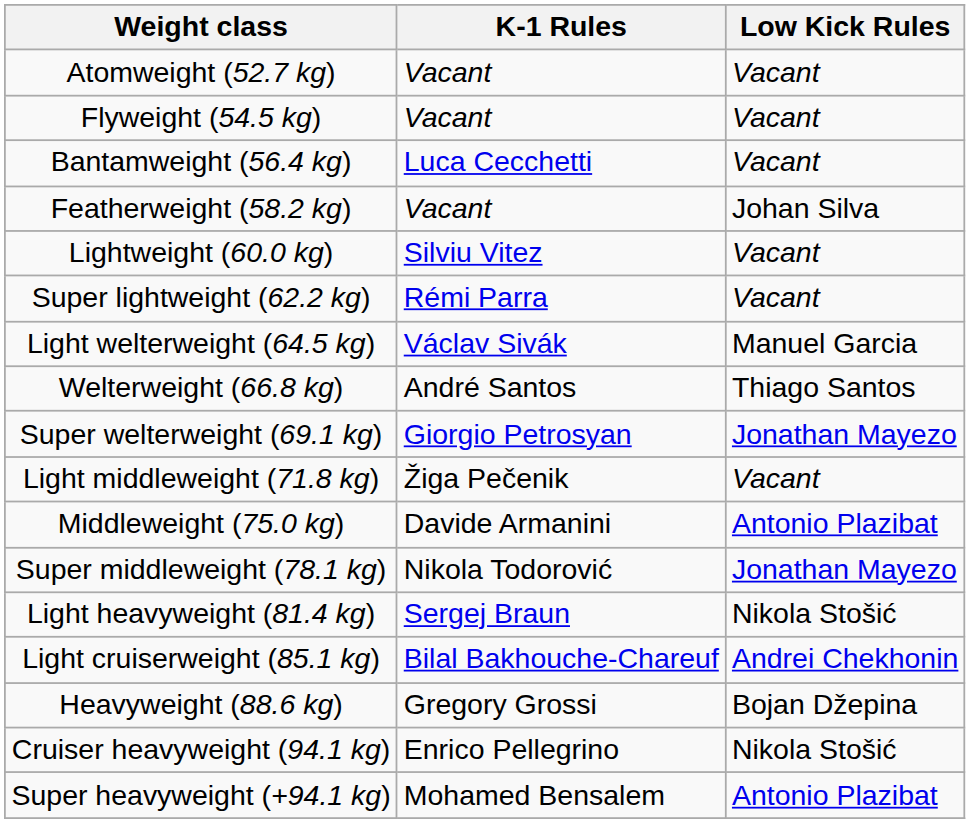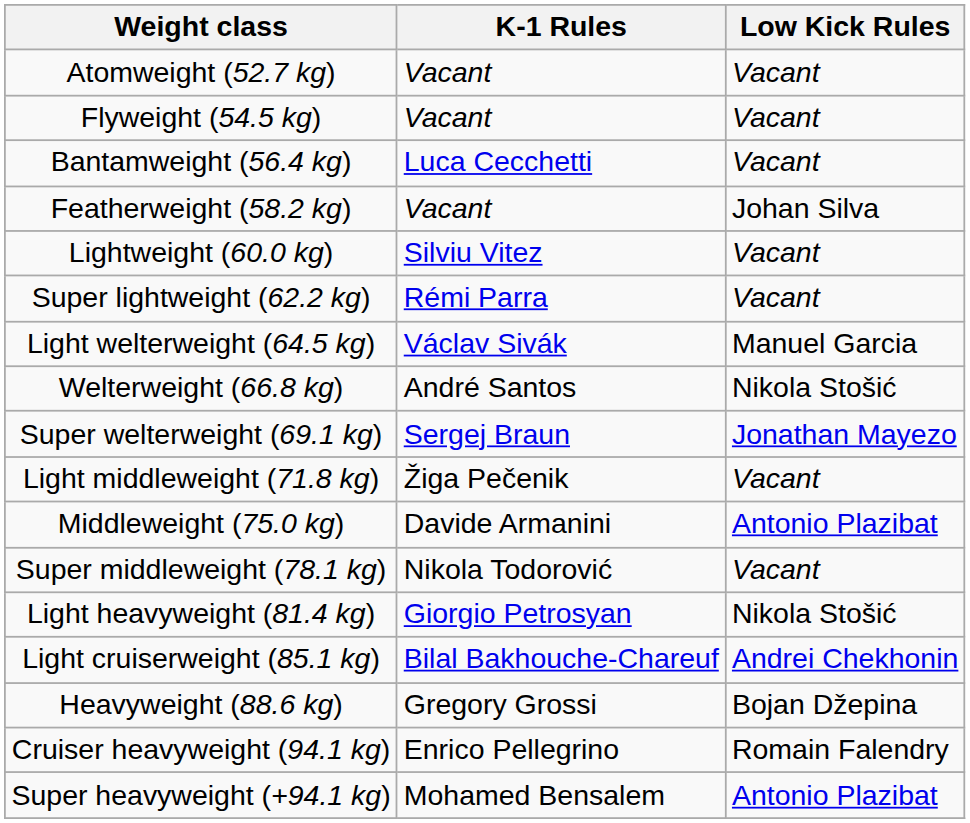(824, 388) Thiago Santos -> (814, 388) Nikola Stošić
(518, 433) Giorgio Petrosyan -> (487, 433) Sergej Braun
(844, 569) Jonathan Mayezo -> (776, 569) Vacant
(487, 614) Sergej Braun -> (518, 614) Giorgio Petrosyan
(814, 749) Nikola Stošić -> (840, 749) Romain Falendry
